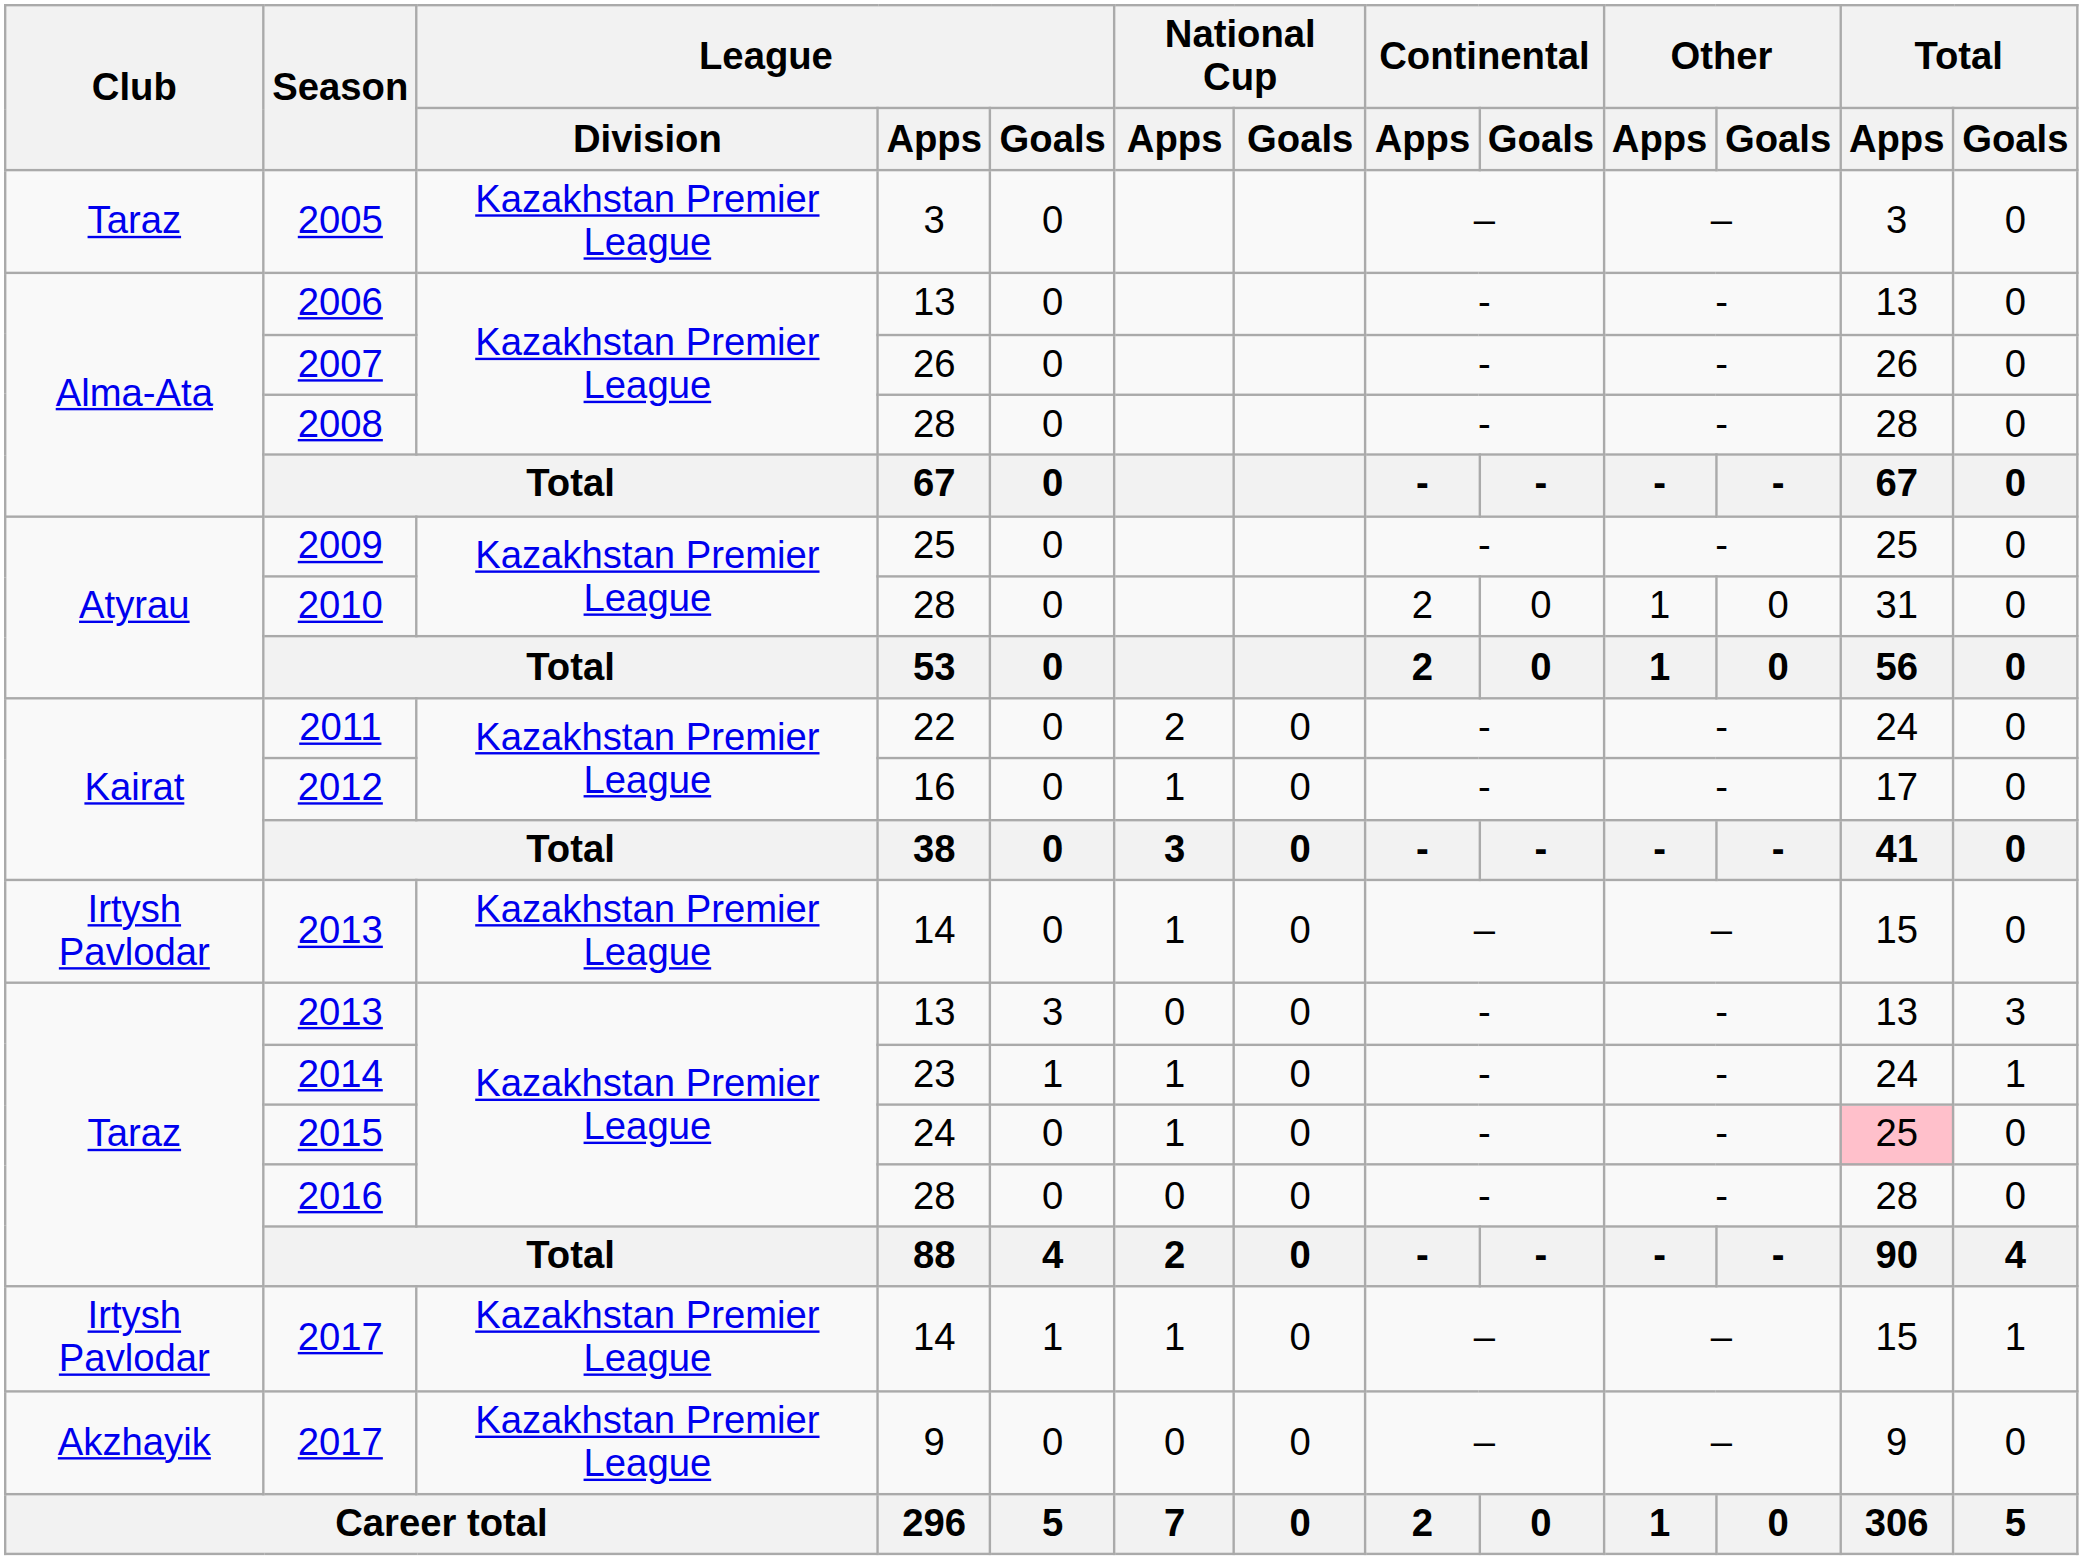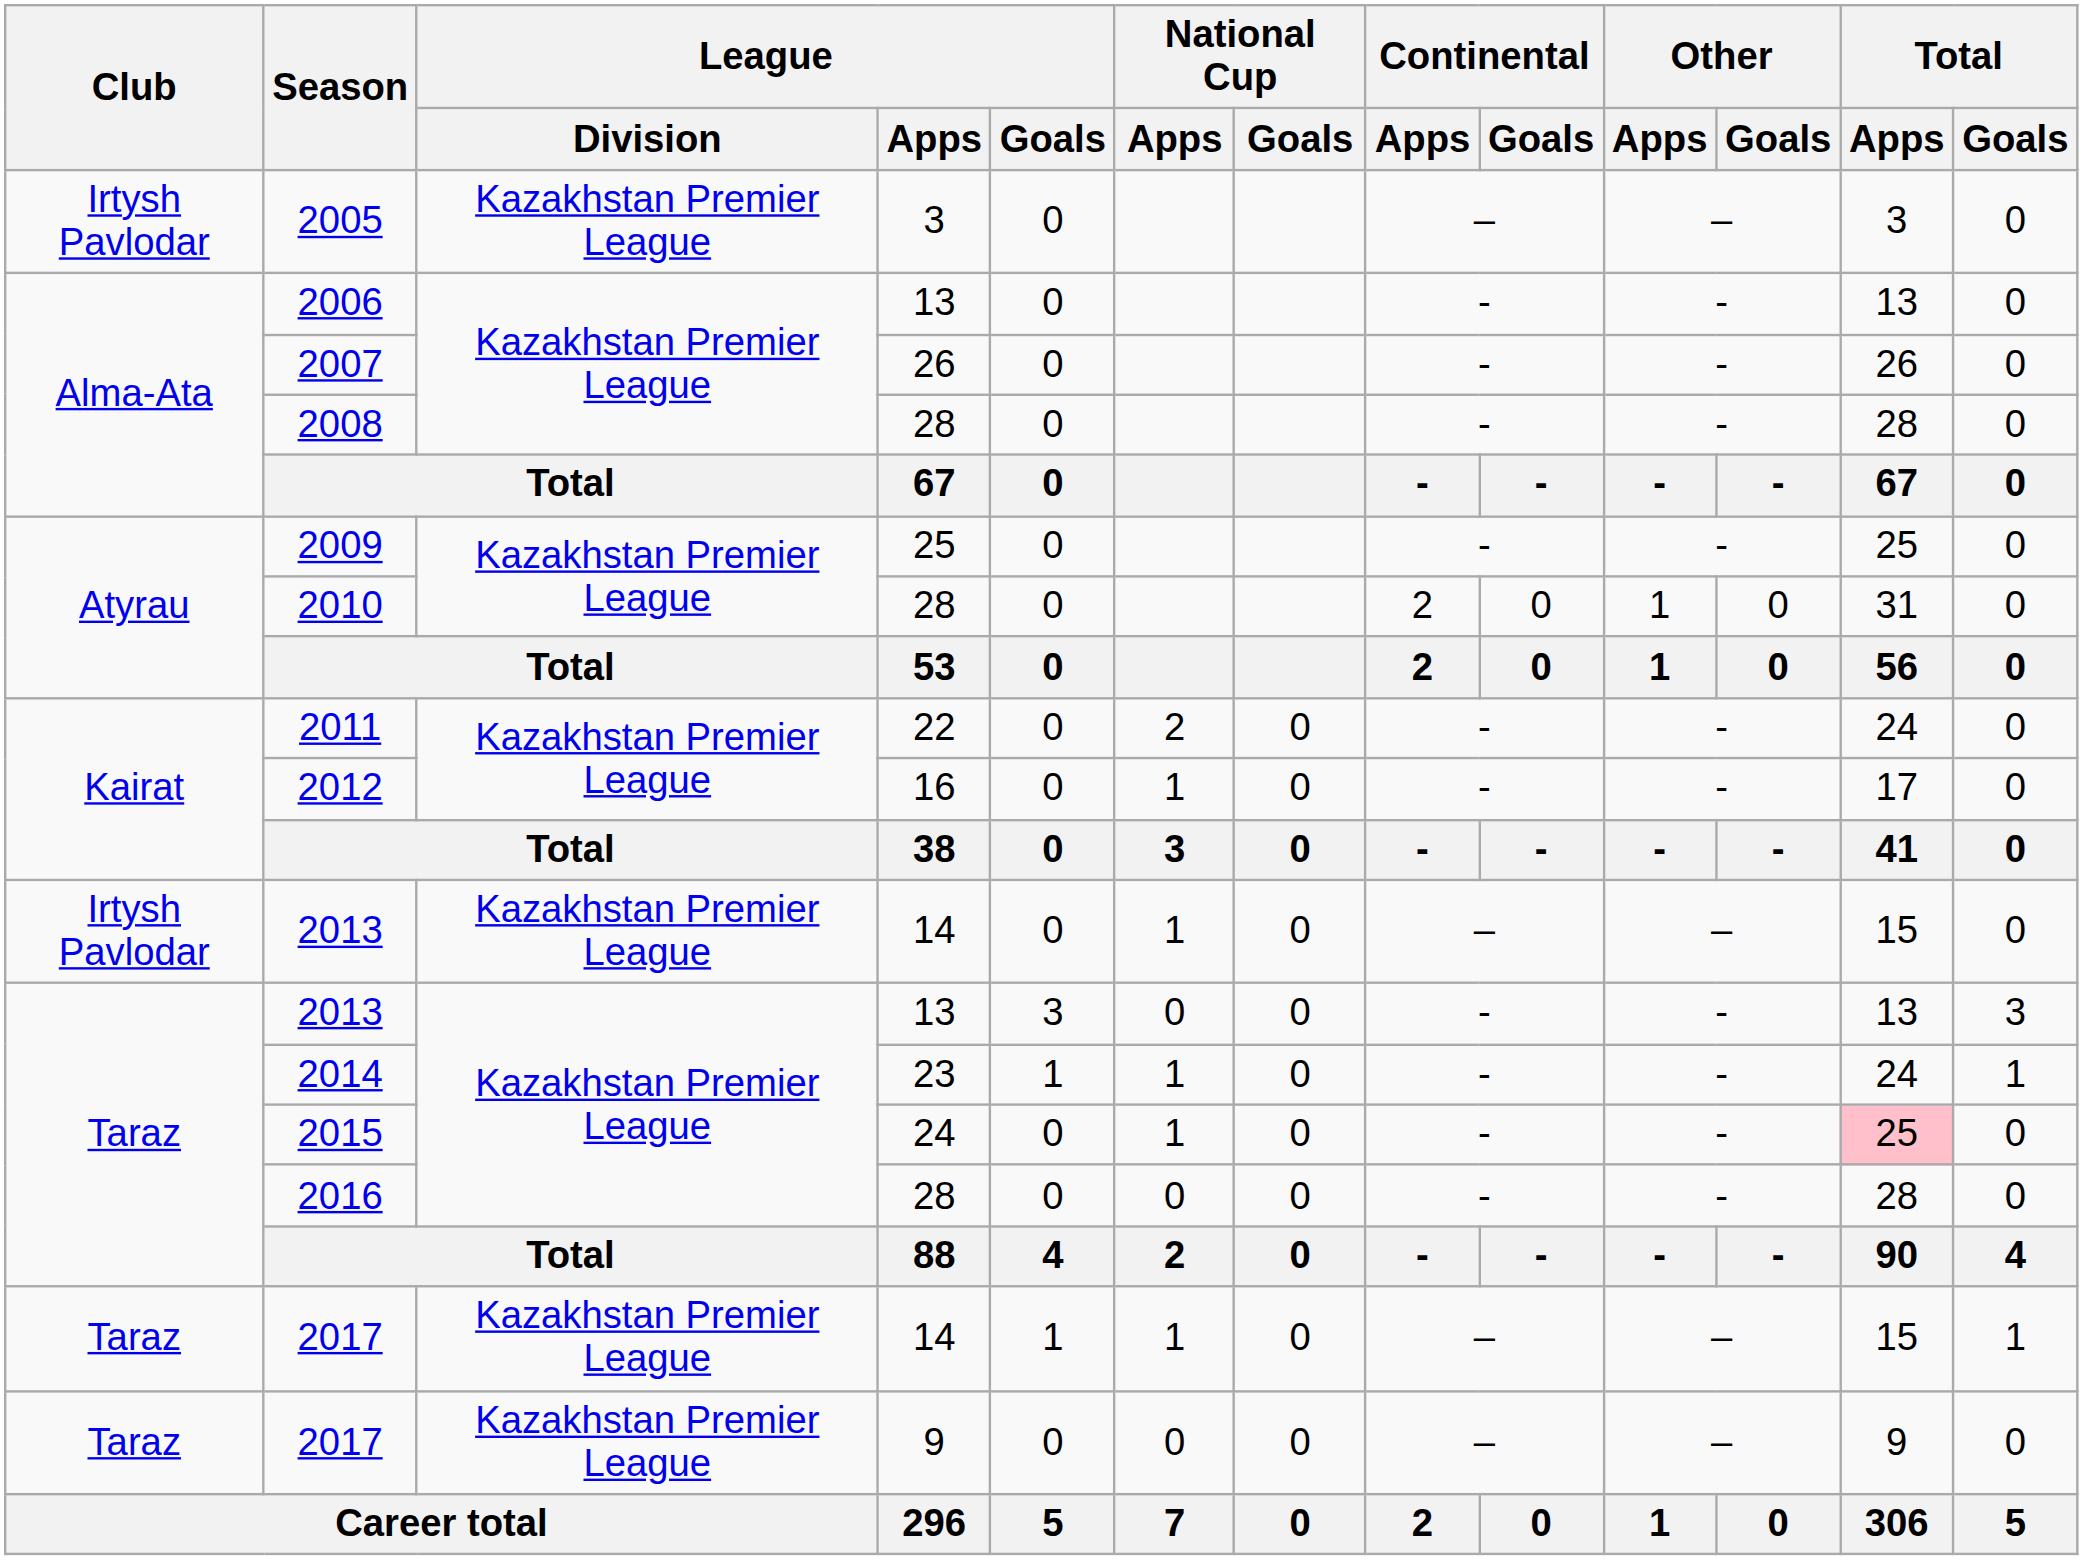(134, 220) Taraz -> (134, 220) Irtysh Pavlodar
(134, 1337) Irtysh Pavlodar -> (134, 1337) Taraz
(134, 1441) Akzhayik -> (134, 1441) Taraz
